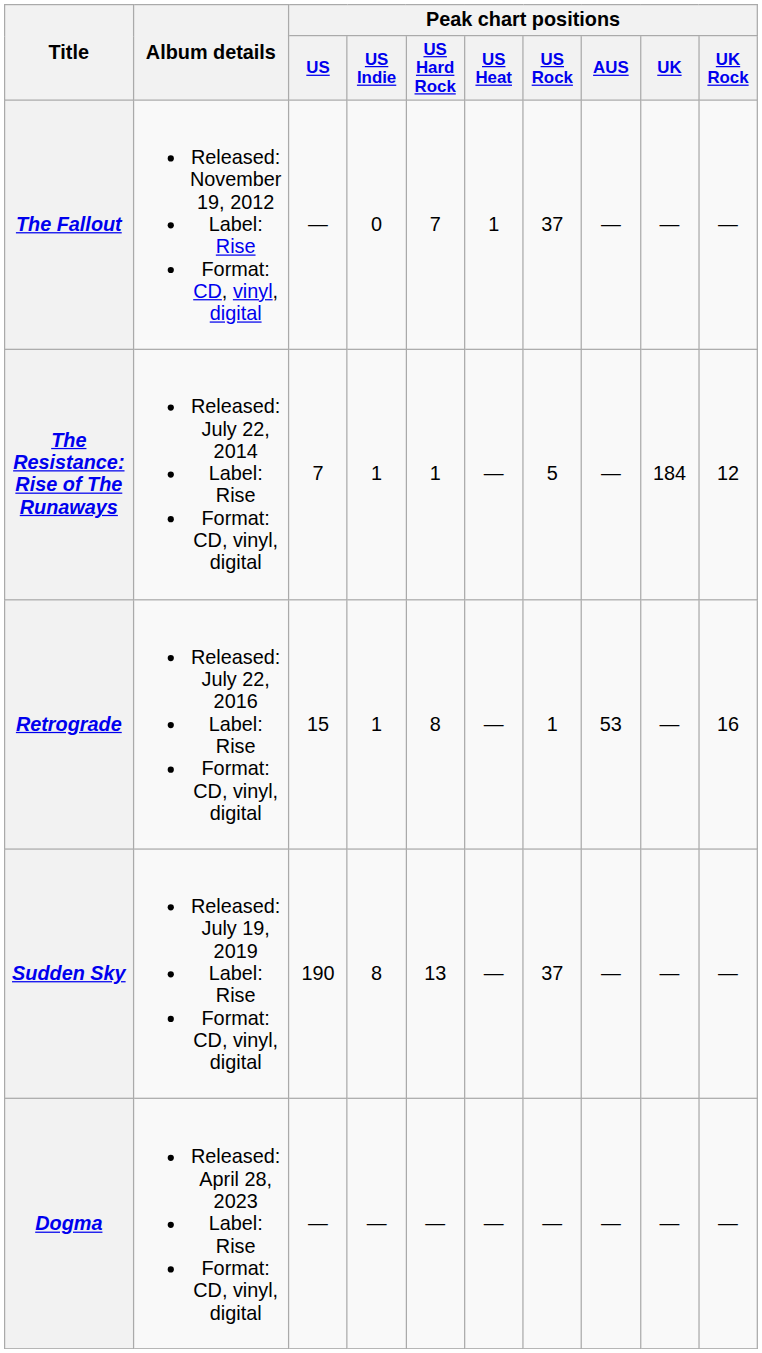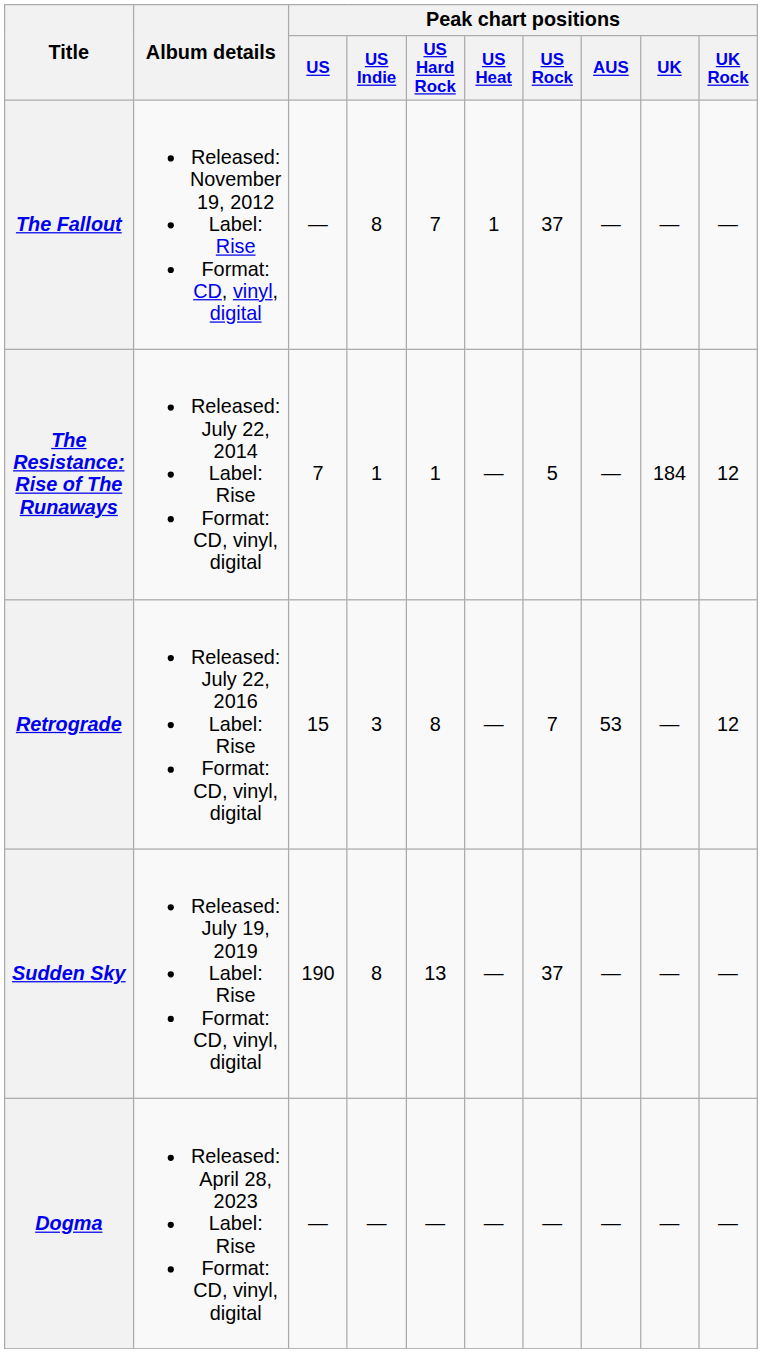(377, 224) 0 -> (377, 224) 8
(377, 724) 1 -> (377, 724) 3
(552, 724) 1 -> (552, 724) 7
(728, 724) 16 -> (728, 724) 12
